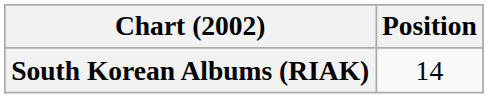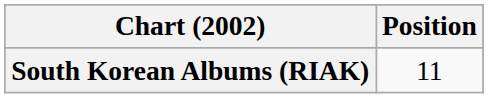(429, 69) 14 -> (429, 69) 11
